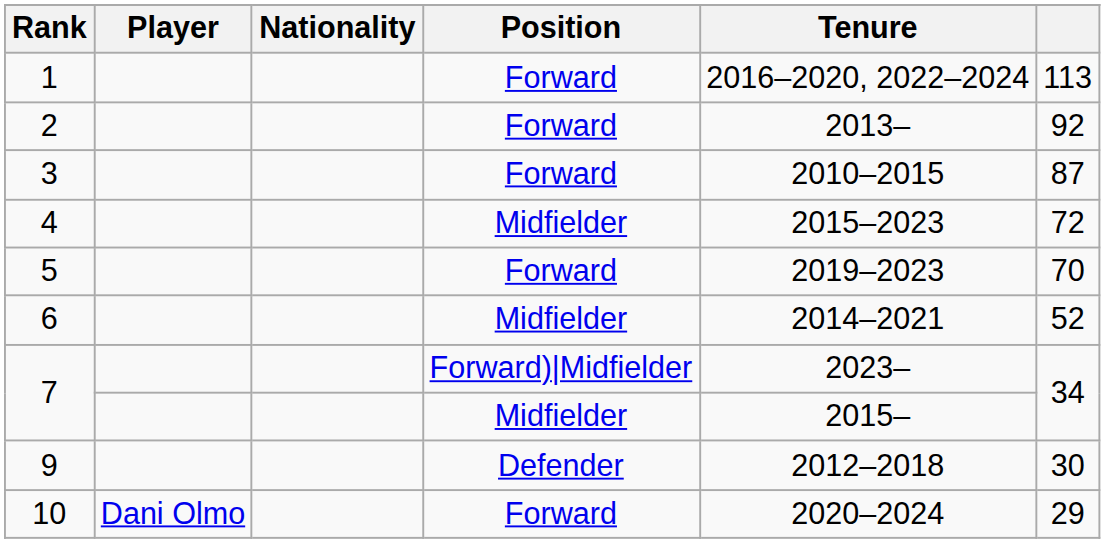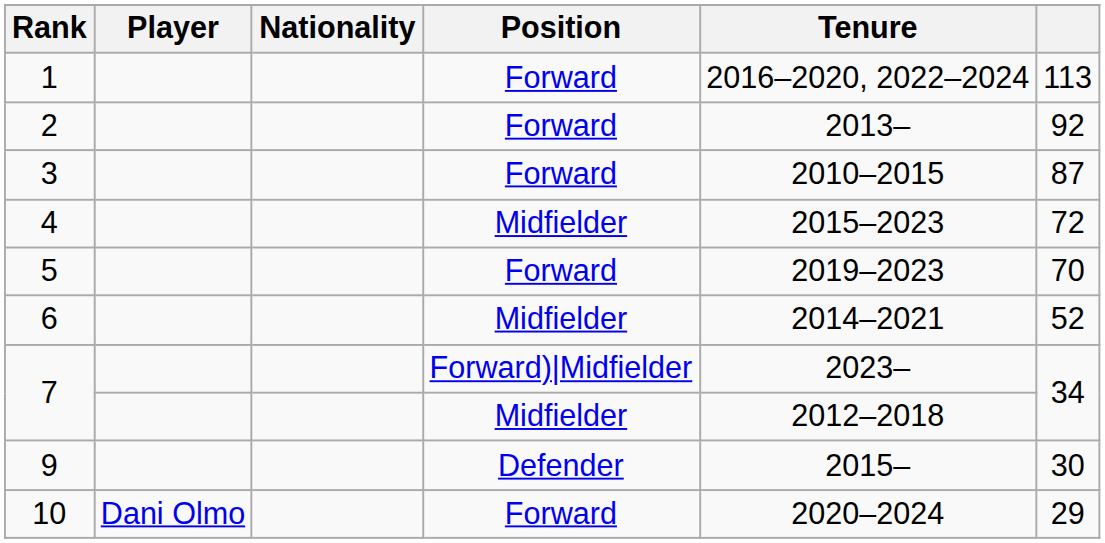(868, 416) 2015– -> (868, 416) 2012–2018
(868, 464) 2012–2018 -> (868, 464) 2015–
